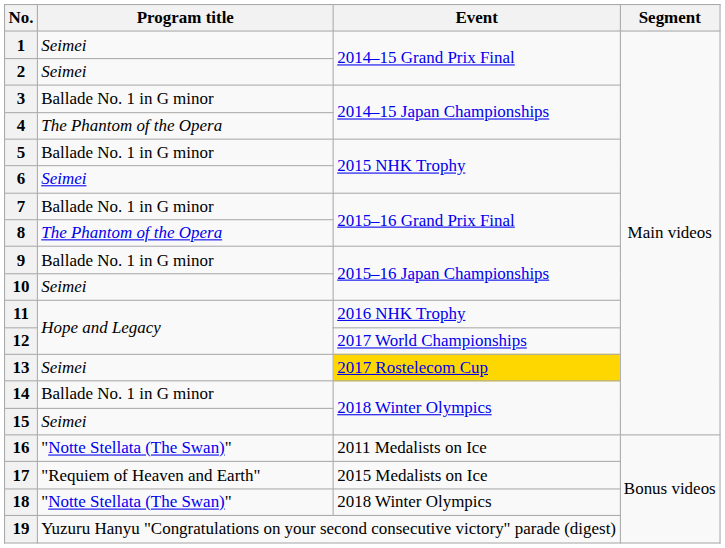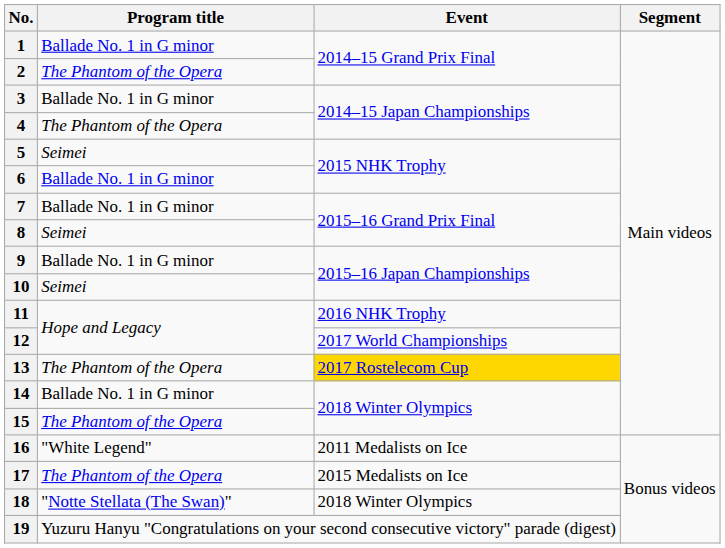(64, 44) Seimei -> (127, 44) Ballade No. 1 in G minor
(64, 71) Seimei -> (132, 71) The Phantom of the Opera
(127, 152) Ballade No. 1 in G minor -> (64, 152) Seimei
(64, 179) Seimei -> (127, 179) Ballade No. 1 in G minor
(132, 233) The Phantom of the Opera -> (64, 233) Seimei
(64, 367) Seimei -> (132, 367) The Phantom of the Opera
(64, 421) Seimei -> (132, 421) The Phantom of the Opera
(136, 448) "Notte Stellata (The Swan)" -> (96, 448) "White Legend"
(151, 475) "Requiem of Heaven and Earth" -> (132, 475) The Phantom of the Opera
